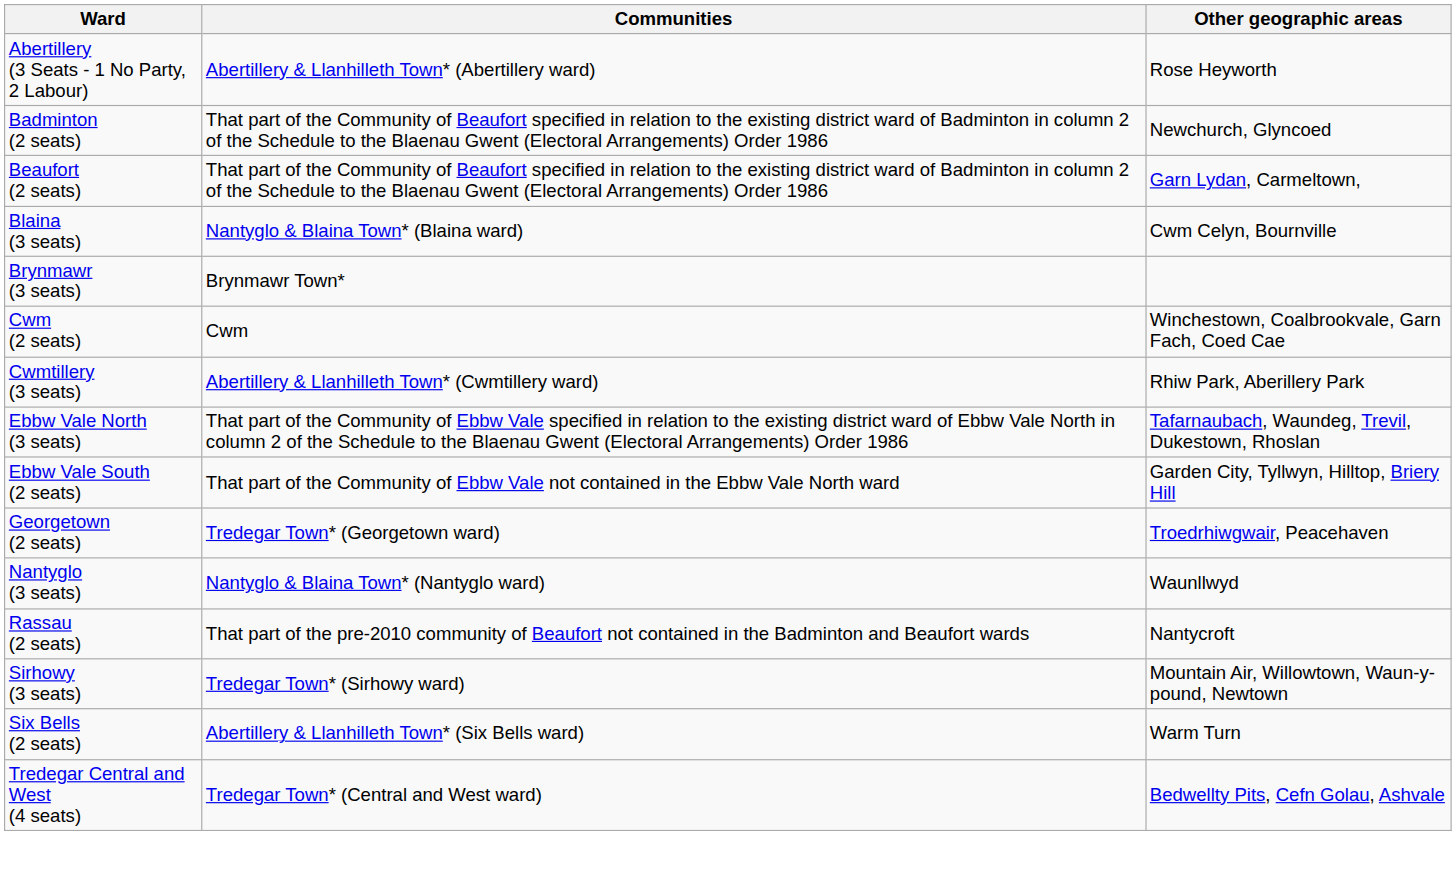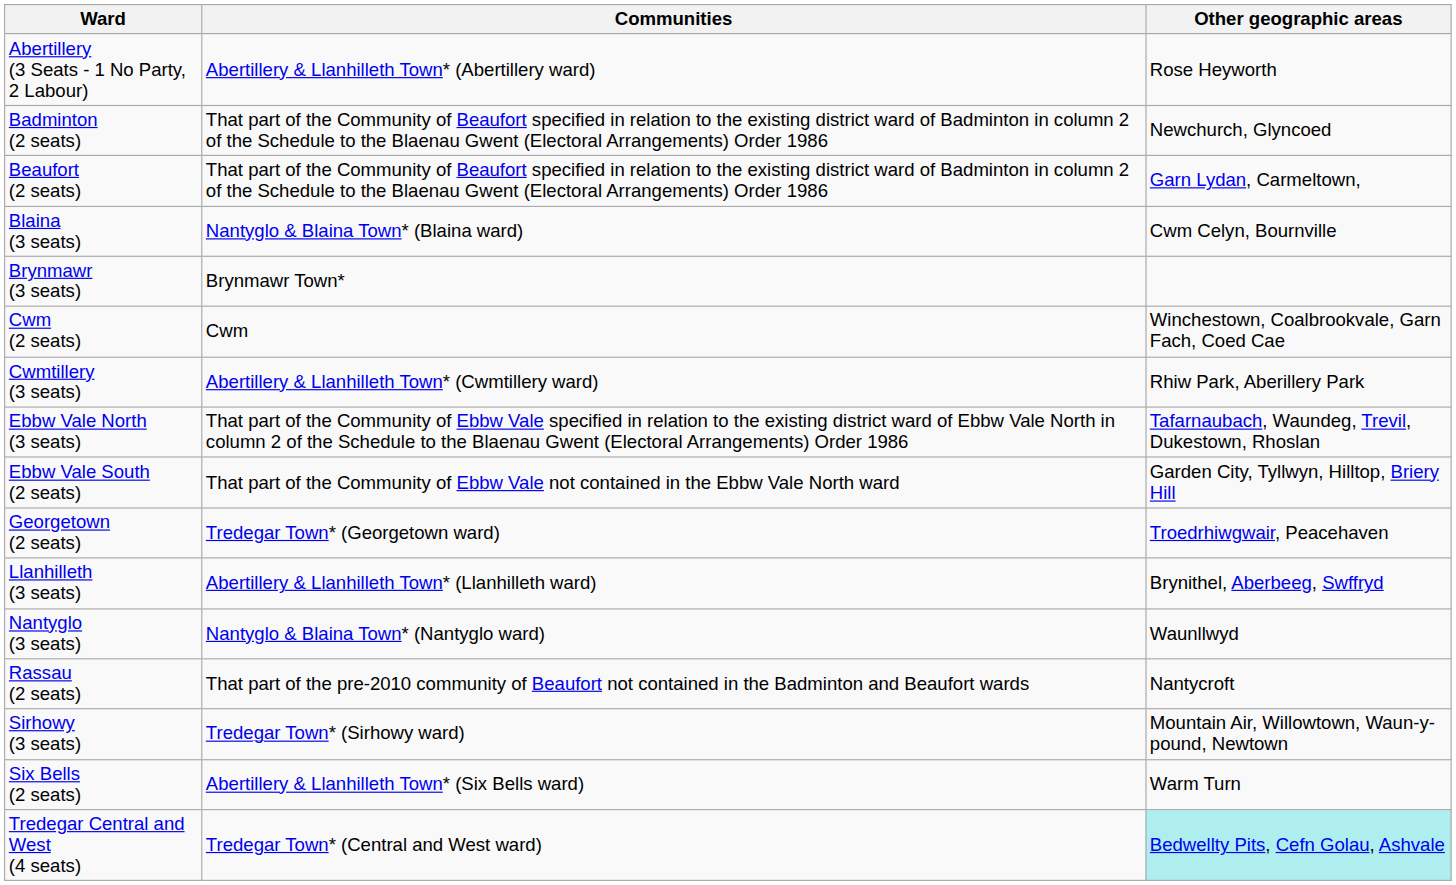+ row: (51, 583)
(1297, 794) no background -> (1297, 845) paleturquoise background
